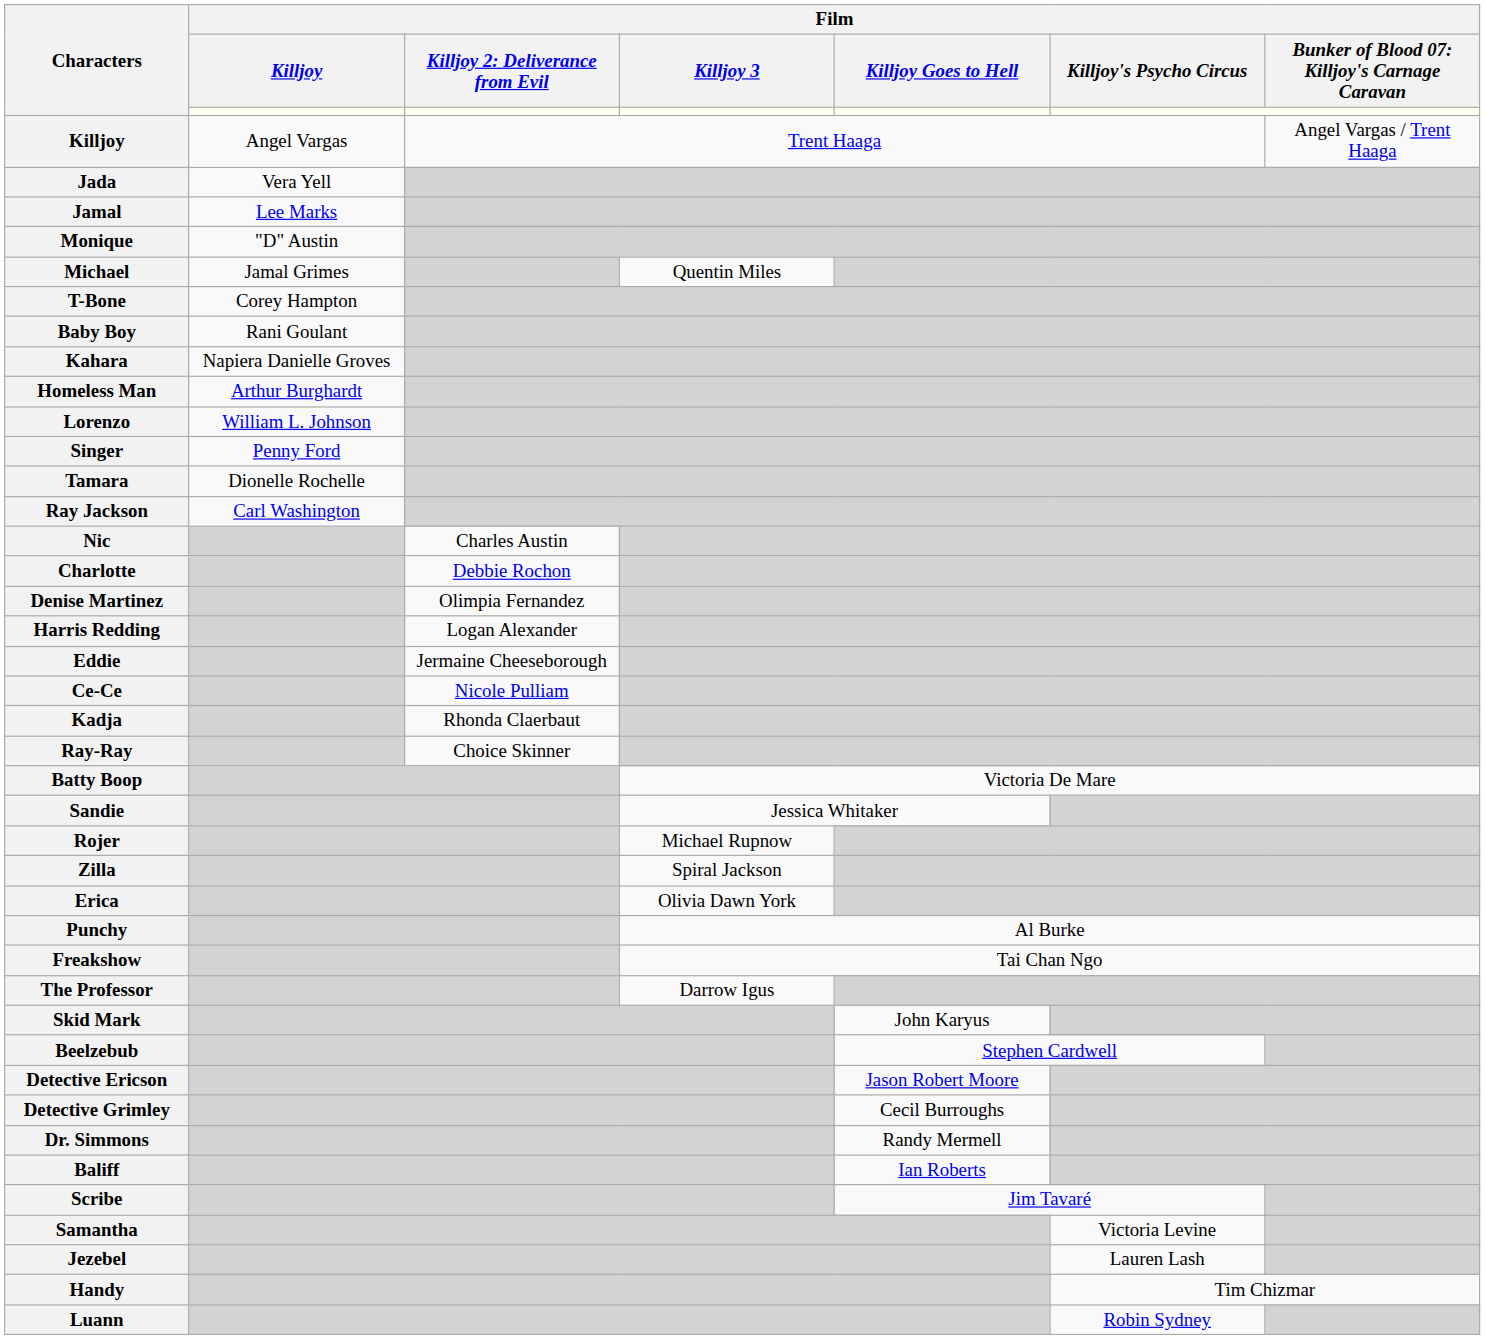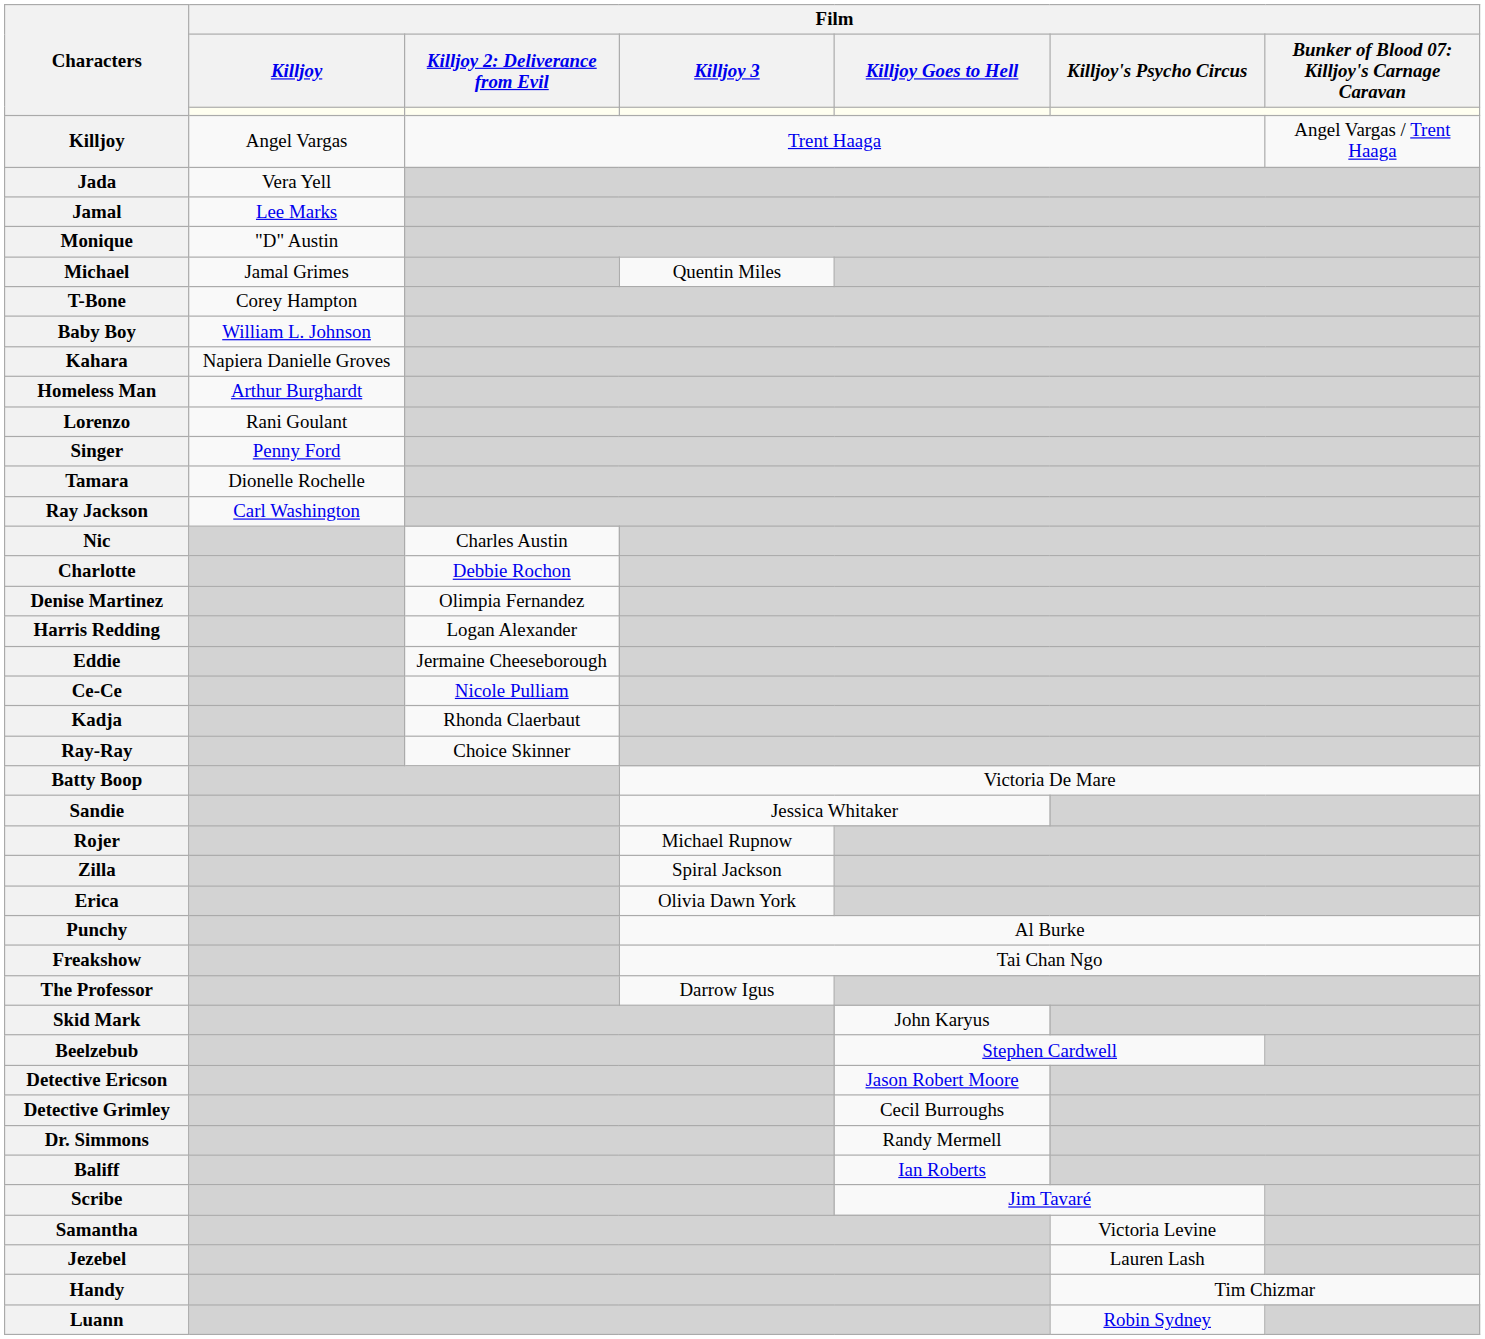(297, 331) Rani Goulant -> (297, 331) William L. Johnson
(297, 421) William L. Johnson -> (297, 421) Rani Goulant
